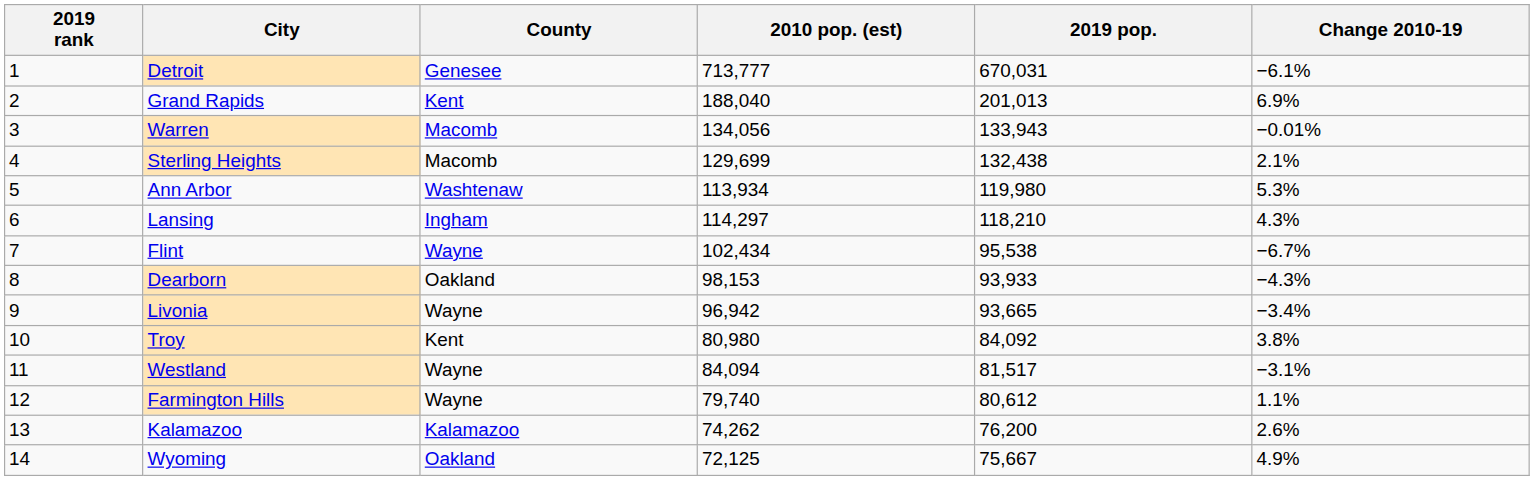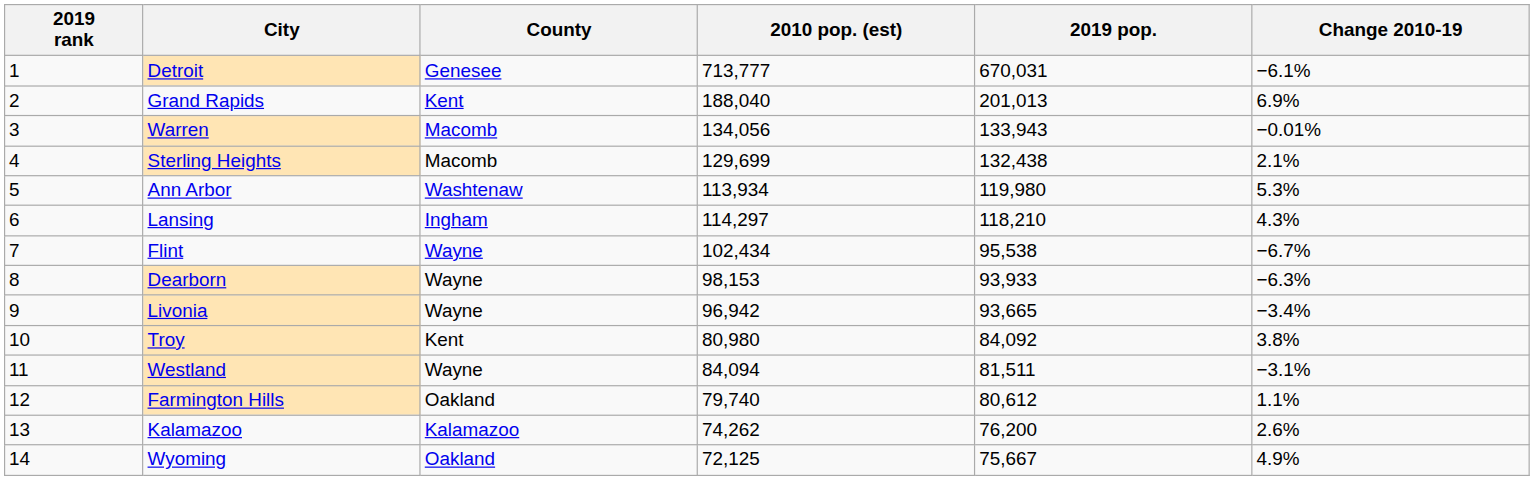(460, 280) Oakland -> (454, 280) Wayne
(1283, 280) −4.3% -> (1283, 280) −6.3%
(1008, 370) 81,517 -> (1007, 370) 81,511
(454, 400) Wayne -> (460, 400) Oakland
